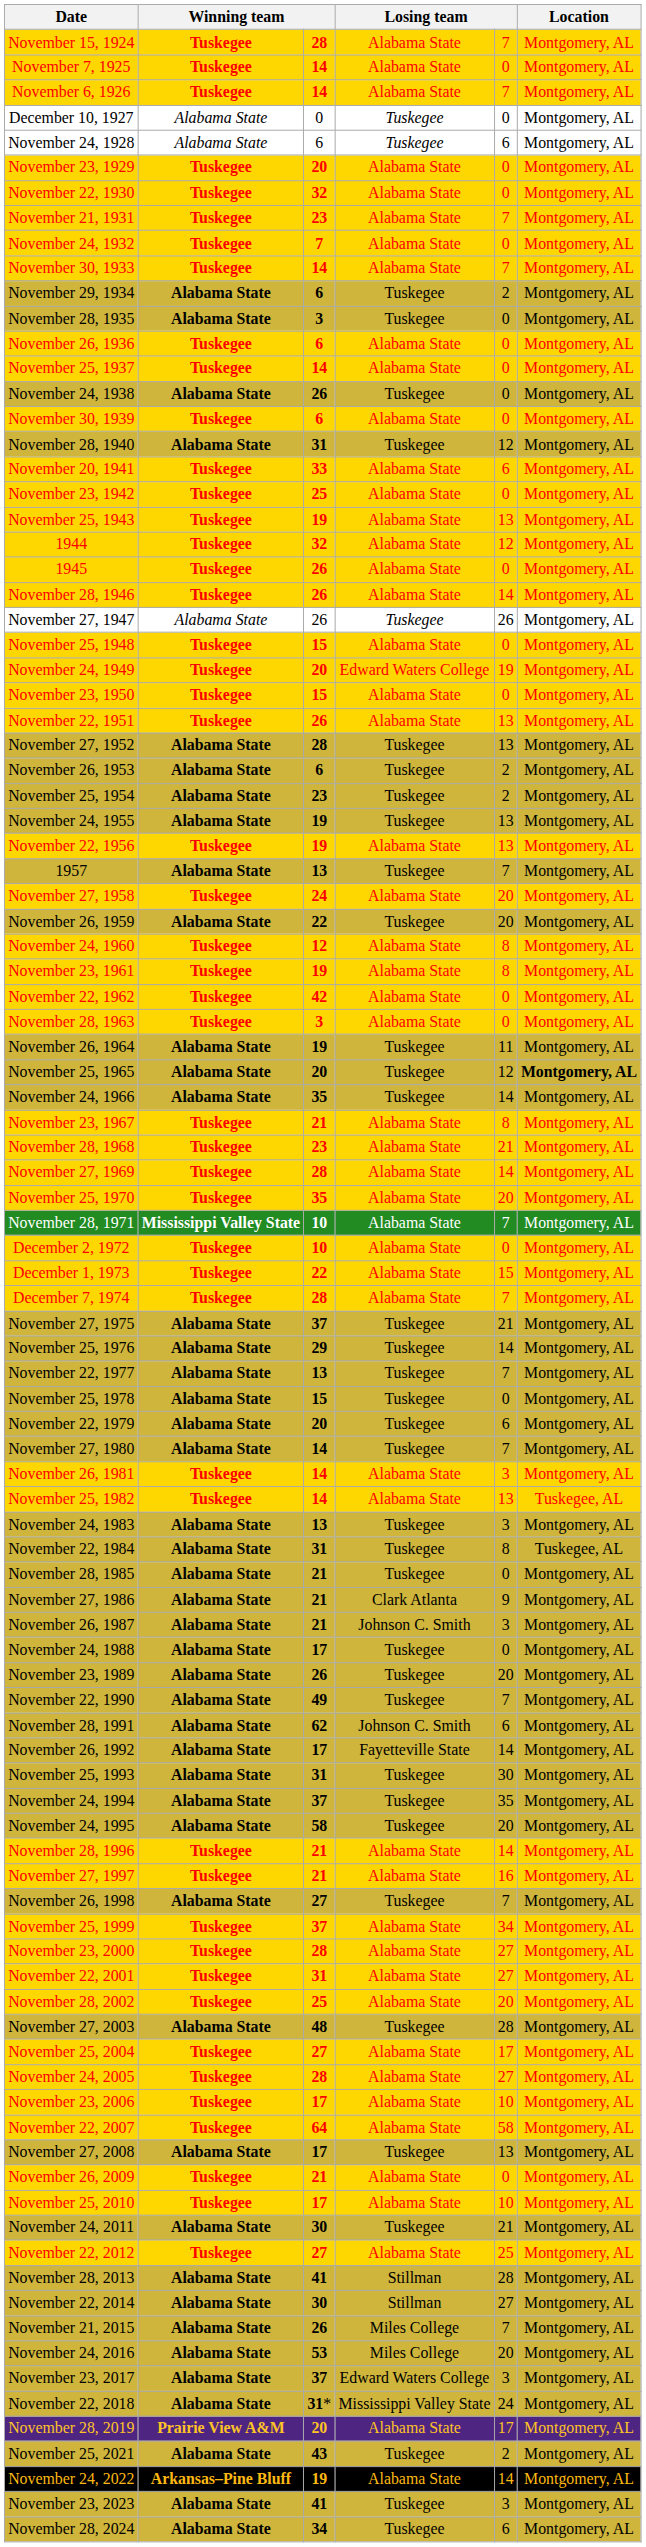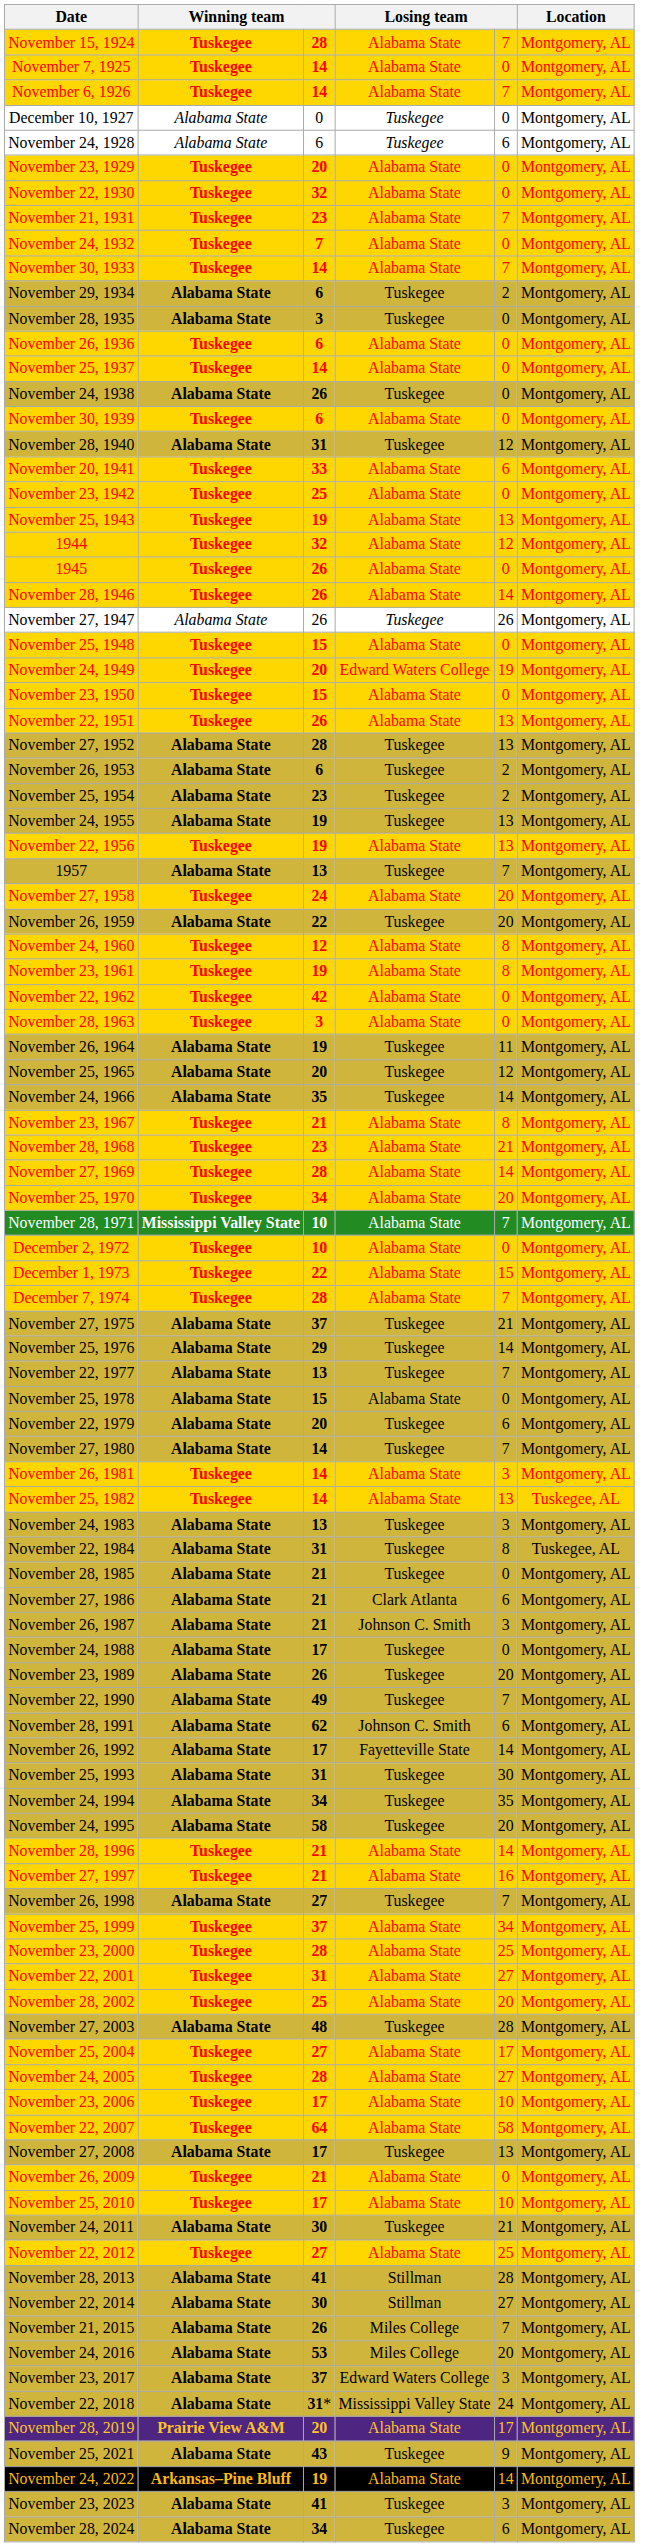(579, 1072) bold -> (576, 1072) normal
(319, 1197) 35 -> (319, 1197) 34
(414, 1398) Tuskegee -> (414, 1398) Alabama State
(506, 1599) 9 -> (506, 1599) 6
(319, 1800) 37 -> (319, 1800) 34
(506, 1951) 27 -> (506, 1951) 25
(506, 2453) 2 -> (506, 2453) 9
